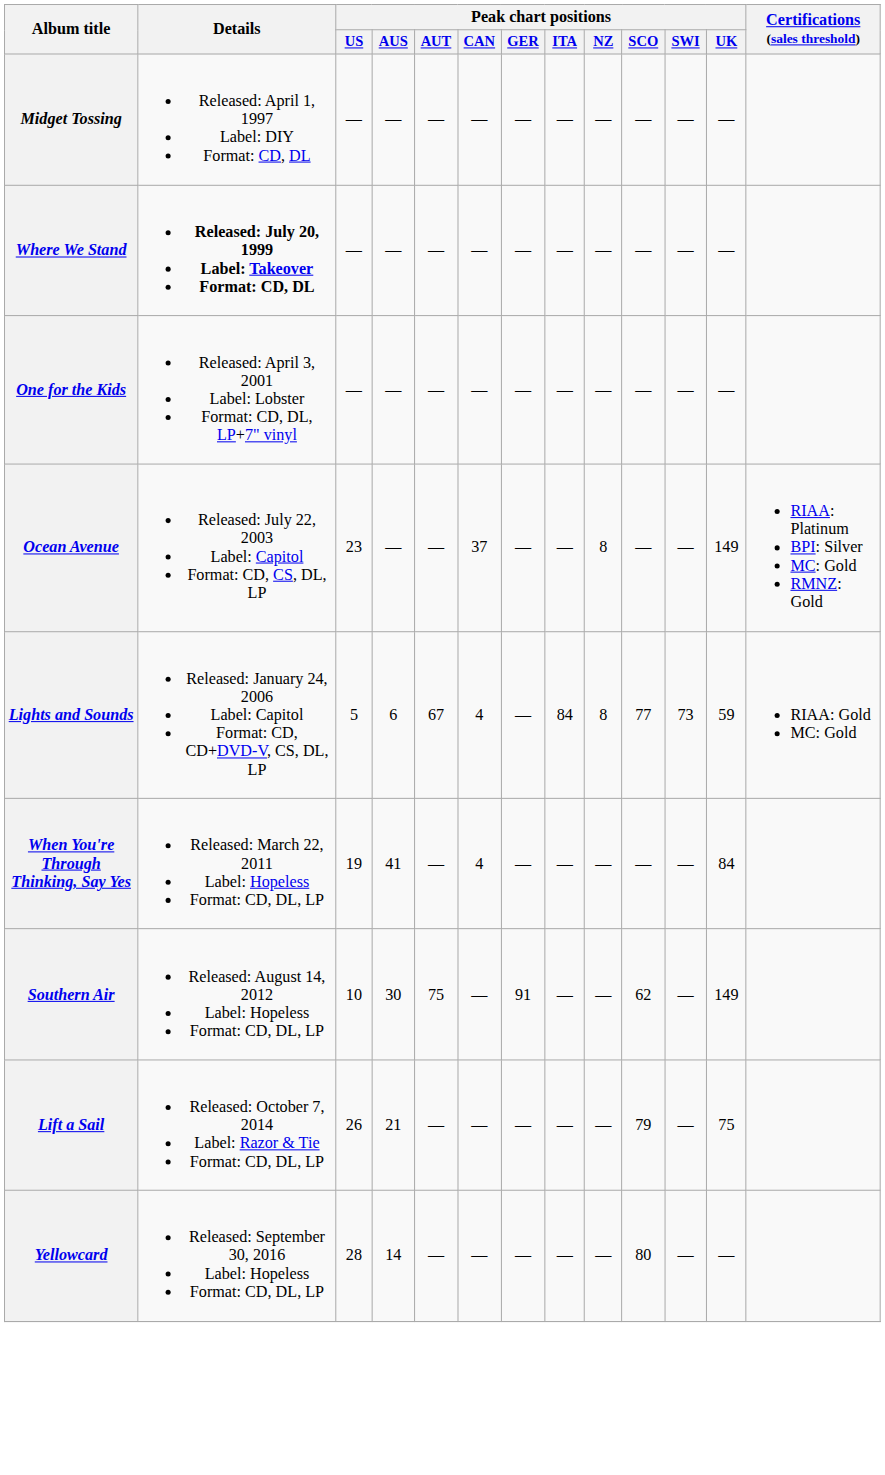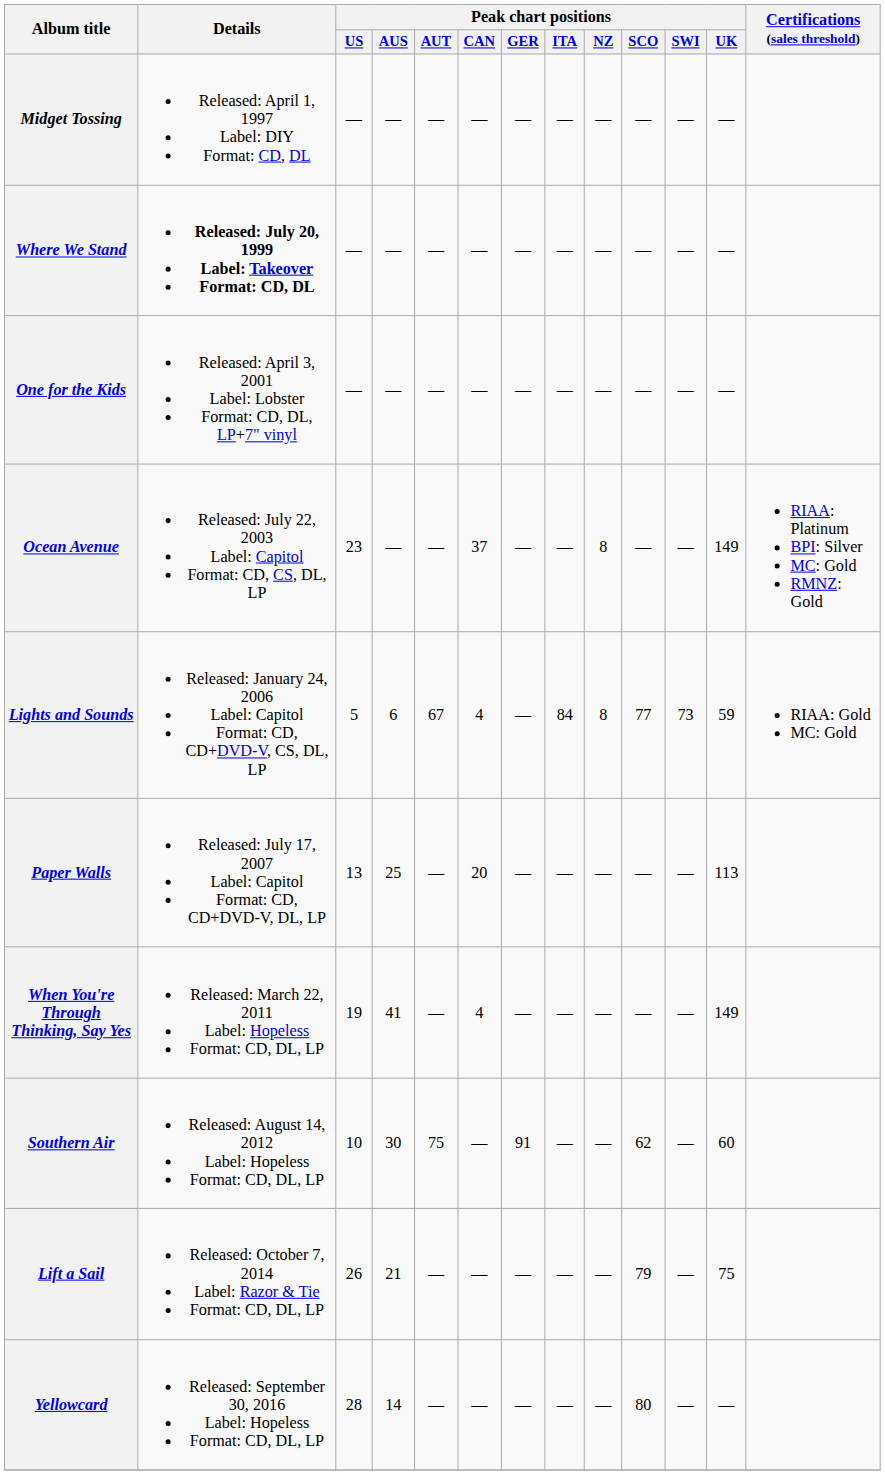+ row: (71, 872)
(726, 863) 84 -> (726, 1012) 149
(726, 994) 149 -> (726, 1143) 60
